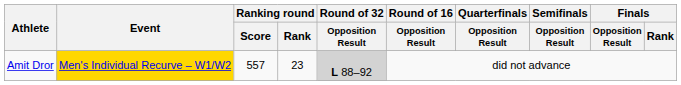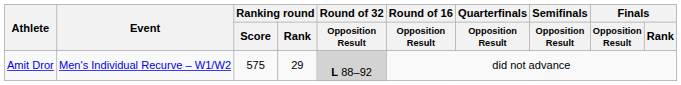(145, 66) gold background -> (145, 66) no background
(256, 66) 557 -> (256, 66) 575
(297, 66) 23 -> (297, 66) 29
